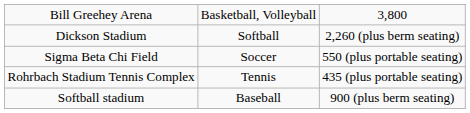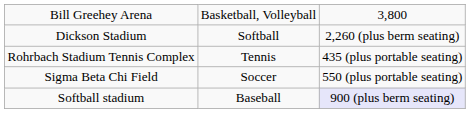rows swapped: (101, 56) <-> (101, 77)
(392, 98) no background -> (392, 98) lavender background
